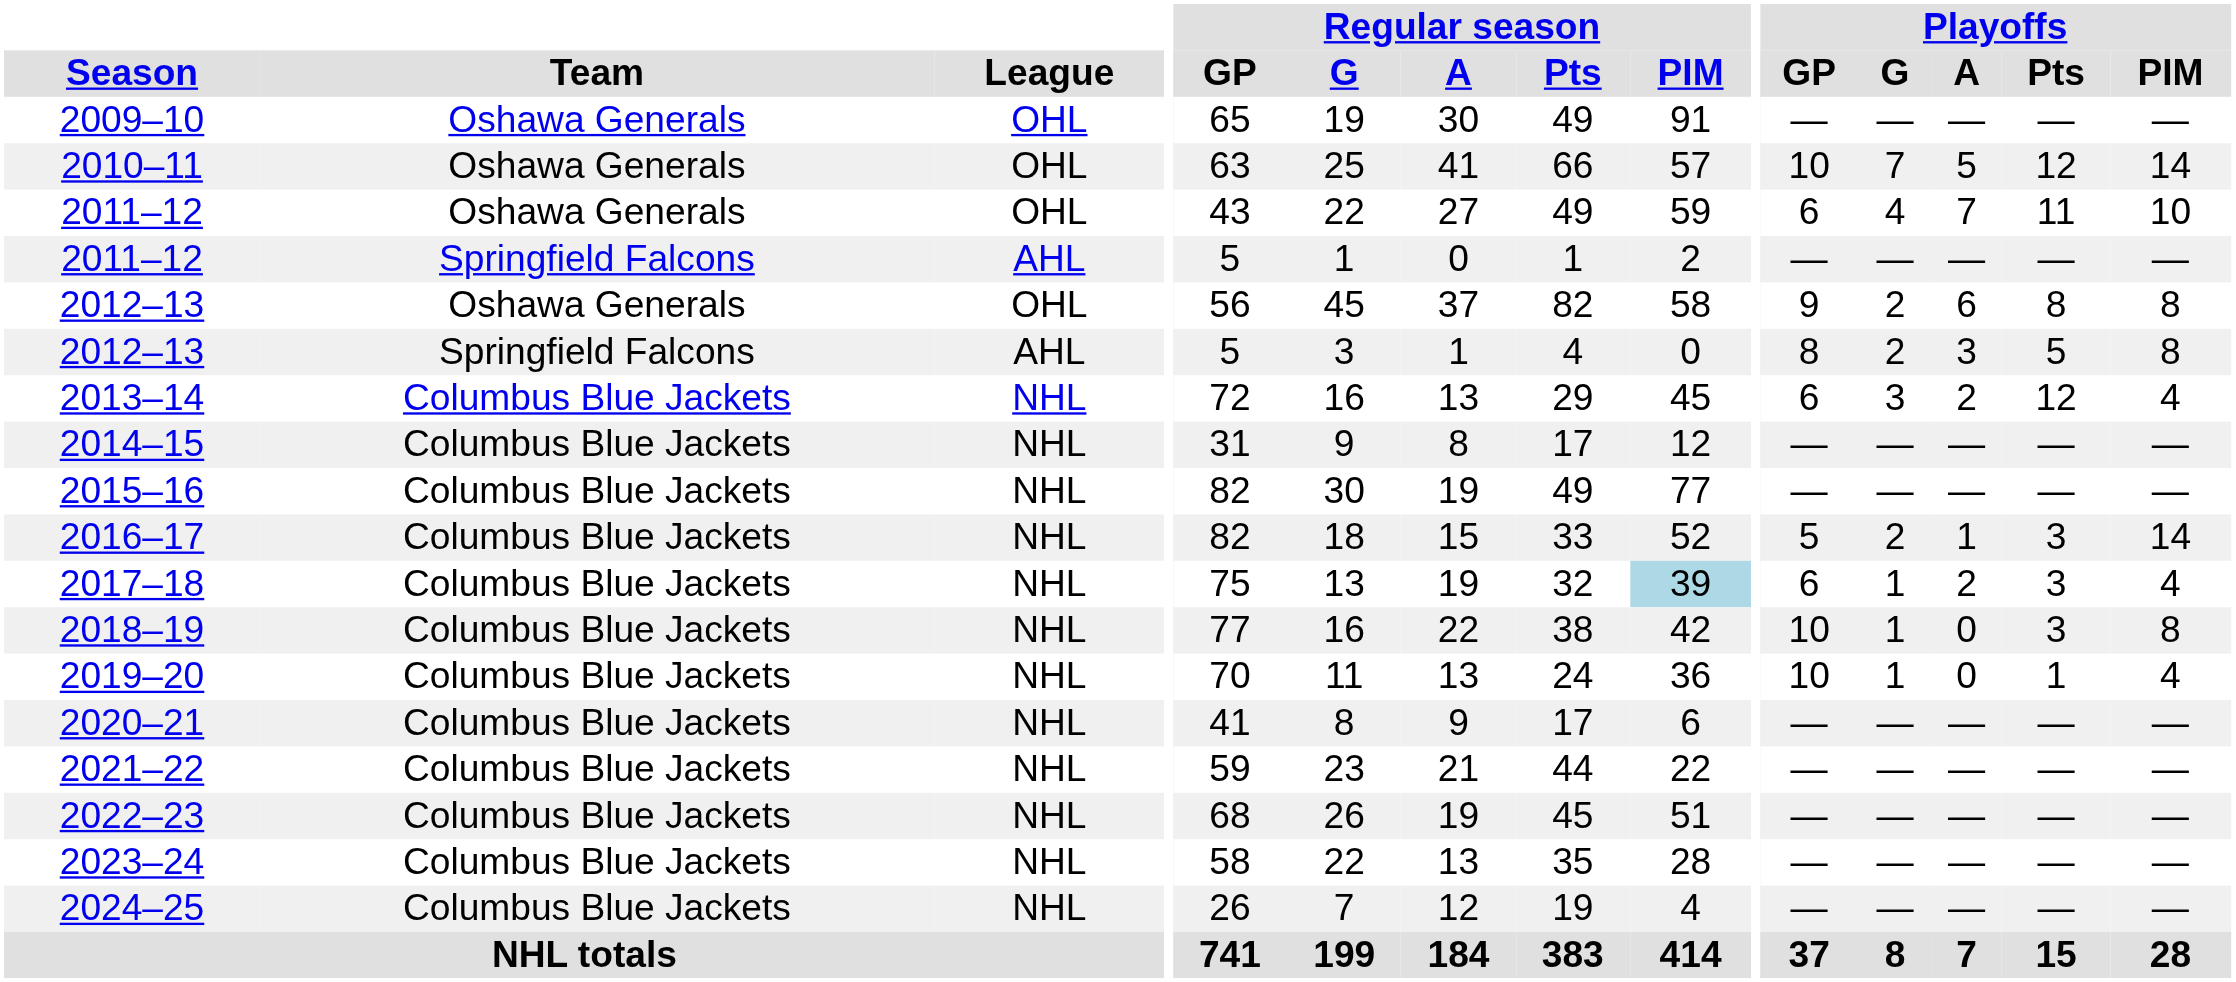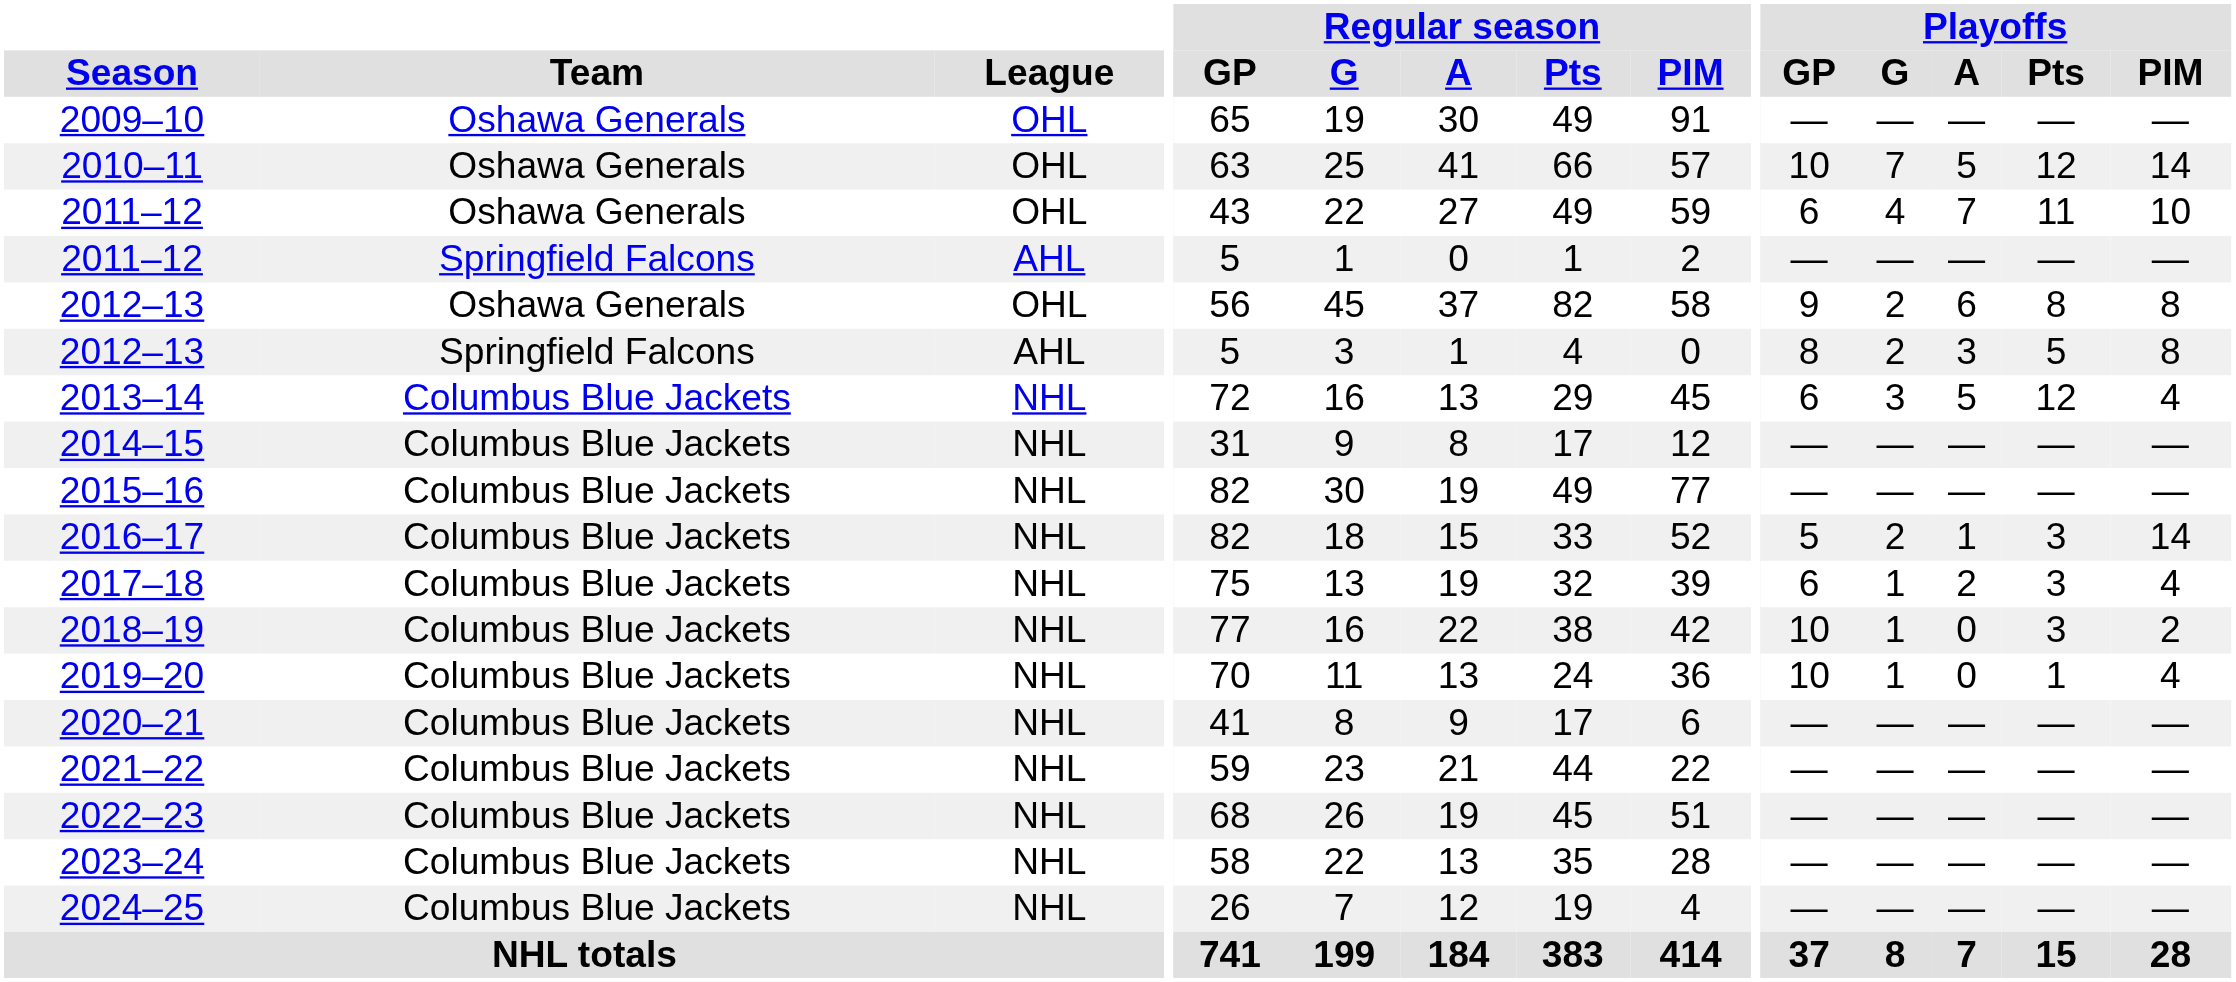(1967, 397) 2 -> (1967, 397) 5
(1691, 583) lightblue background -> (1691, 583) no background
(2170, 629) 8 -> (2170, 629) 2
